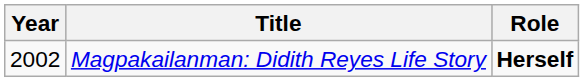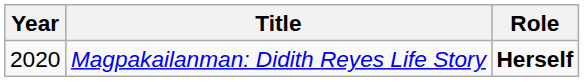(35, 59) 2002 -> (35, 59) 2020
